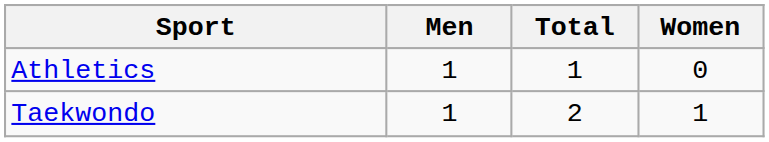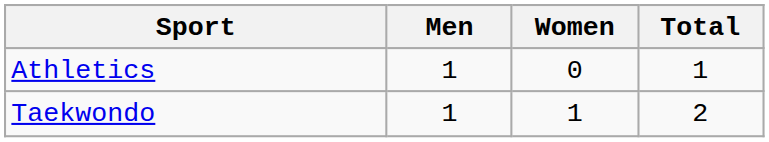columns swapped: (700, 27) <-> (575, 27)
